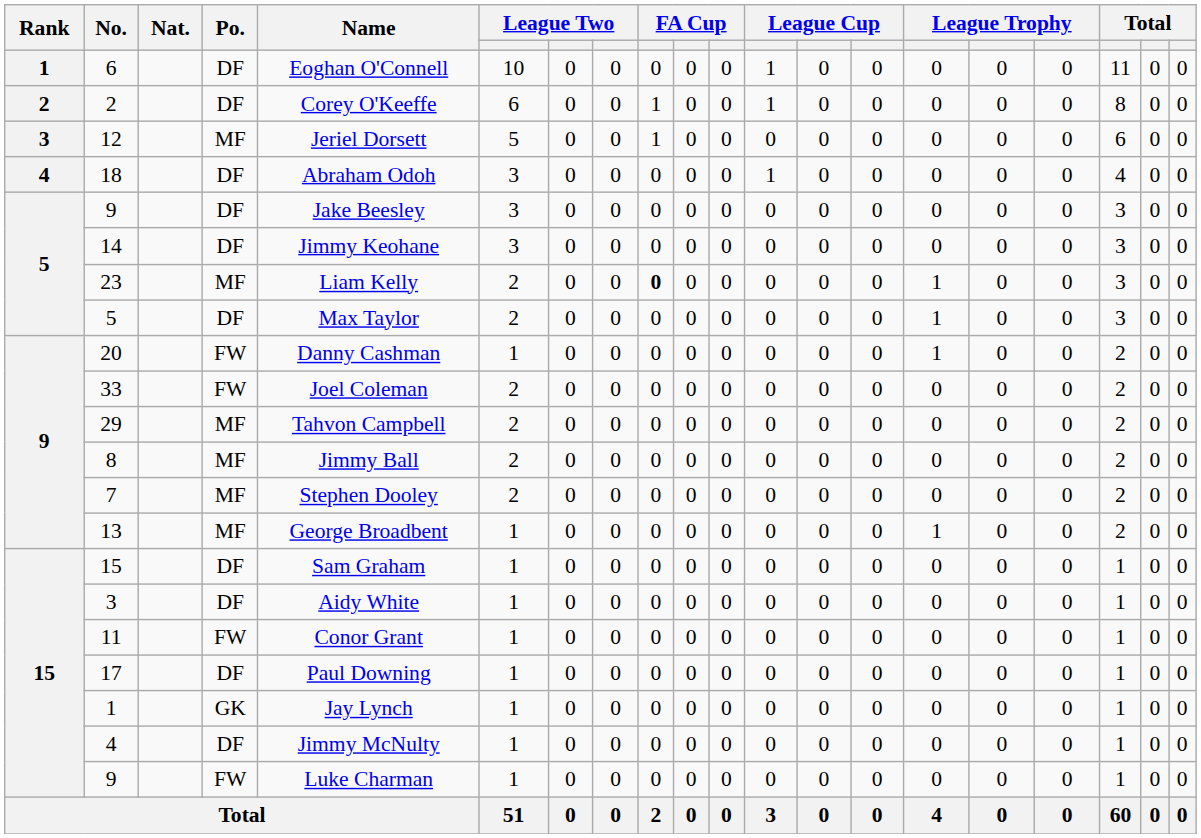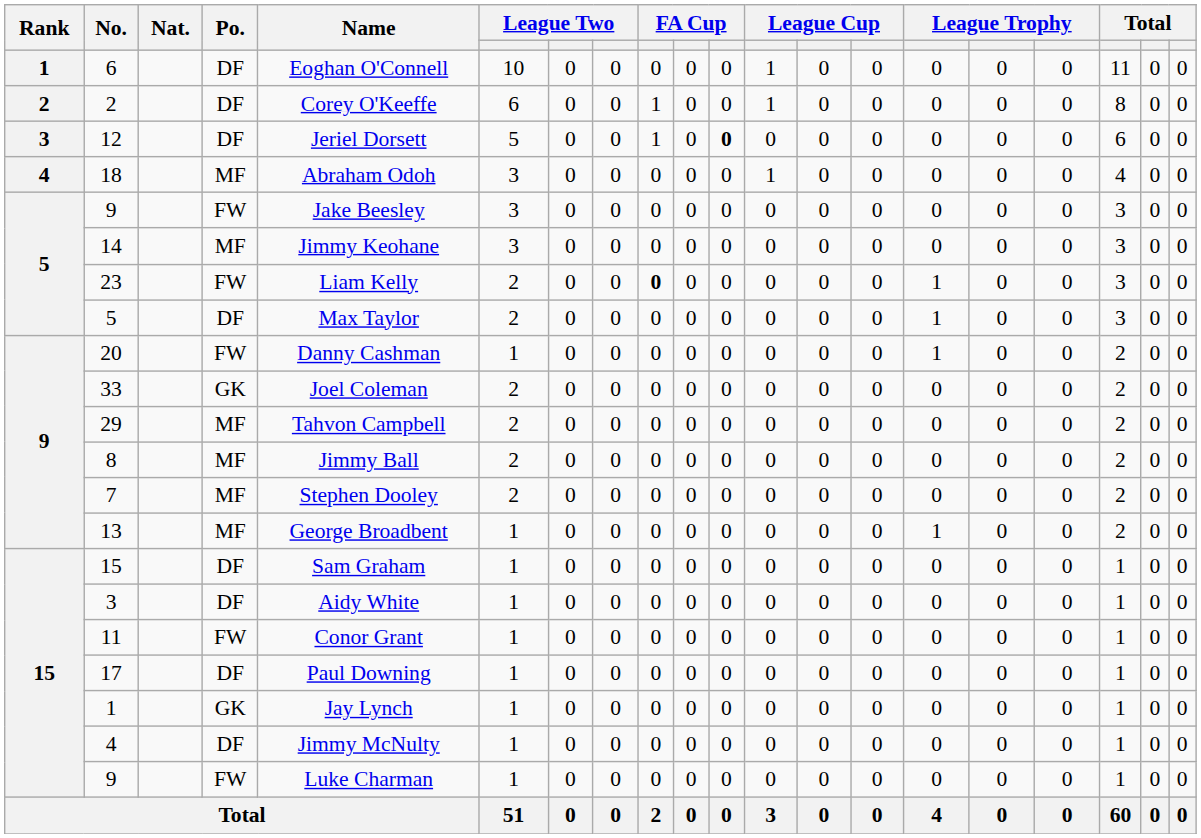(230, 139) MF -> (230, 139) DF
(726, 139) normal -> (726, 139) bold
(230, 174) DF -> (230, 174) MF
(230, 210) DF -> (230, 210) FW
(230, 246) DF -> (230, 246) MF
(230, 281) MF -> (230, 281) FW
(230, 388) FW -> (230, 388) GK
